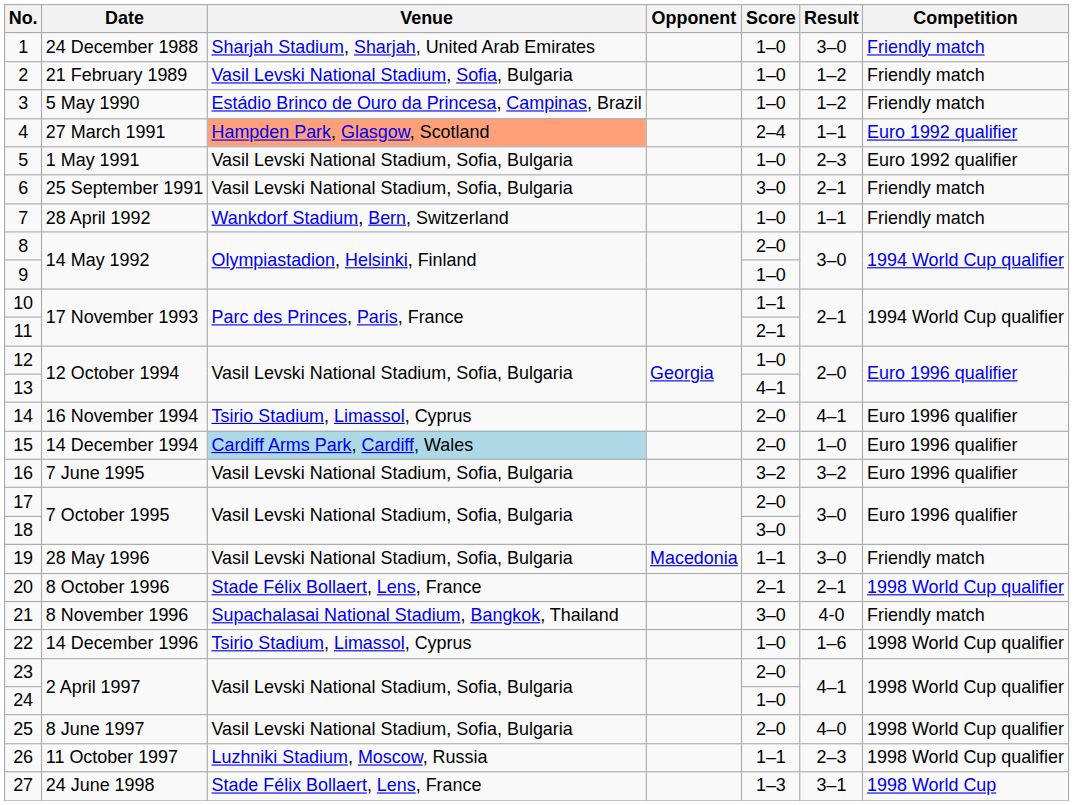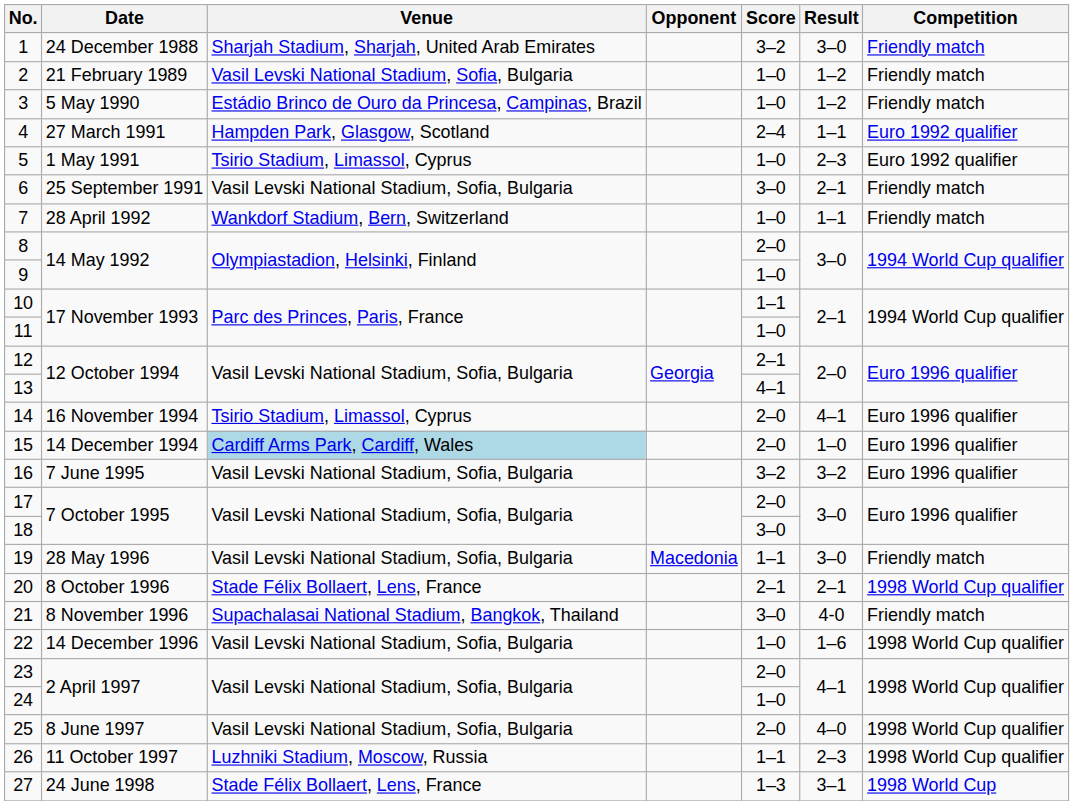(771, 47) 1–0 -> (771, 47) 3–2
(350, 132) lightsalmon background -> (350, 132) no background
(392, 160) Vasil Levski National Stadium, Sofia, Bulgaria -> (341, 160) Tsirio Stadium, Limassol, Cyprus
(771, 331) 2–1 -> (771, 331) 1–0
(771, 359) 1–0 -> (771, 359) 2–1
(341, 643) Tsirio Stadium, Limassol, Cyprus -> (392, 643) Vasil Levski National Stadium, Sofia, Bulgaria
